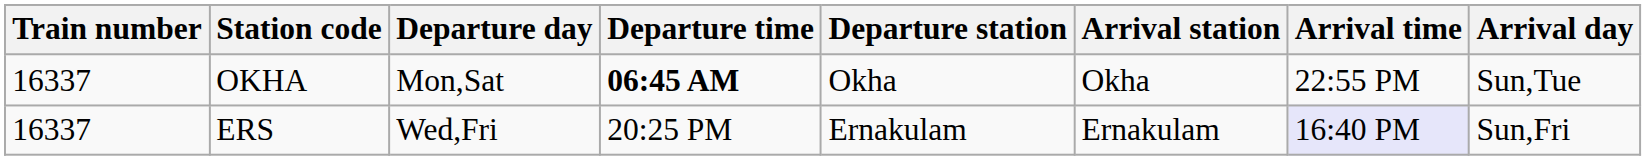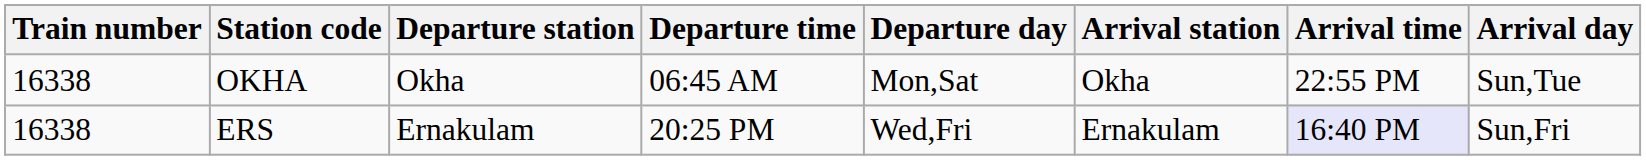columns swapped: (948, 29) <-> (494, 29)
(52, 79) 16337 -> (52, 79) 16338
(673, 79) bold -> (714, 79) normal
(52, 129) 16337 -> (52, 129) 16338
